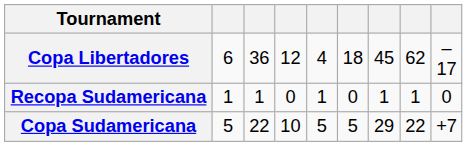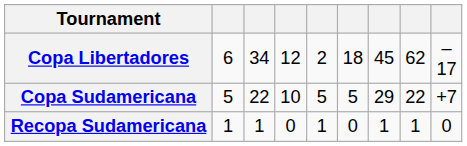(259, 58) 36 -> (259, 58) 34
(322, 58) 4 -> (322, 58) 2
rows swapped: (109, 126) <-> (109, 97)
